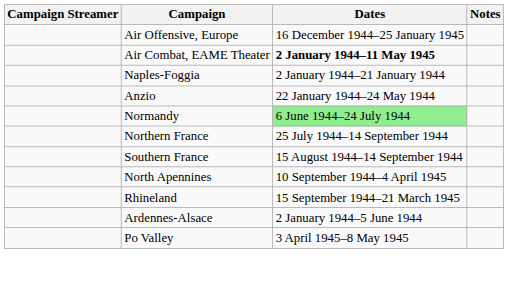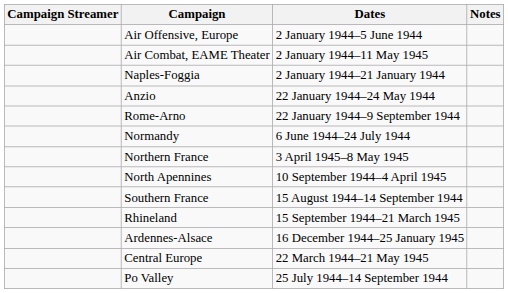(370, 34) 16 December 1944–25 January 1945 -> (349, 34) 2 January 1944–5 June 1944
(355, 55) bold -> (352, 55) normal
+ row: (155, 116)
(343, 116) lightgreen background -> (343, 136) no background
(362, 136) 25 July 1944–14 September 1944 -> (342, 156) 3 April 1945–8 May 1945
rows swapped: (166, 156) <-> (168, 177)
(349, 217) 2 January 1944–5 June 1944 -> (370, 237) 16 December 1944–25 January 1945
+ row: (163, 258)
(342, 237) 3 April 1945–8 May 1945 -> (362, 278) 25 July 1944–14 September 1944
